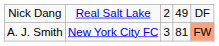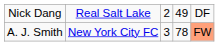(182, 31) 81 -> (182, 31) 78
